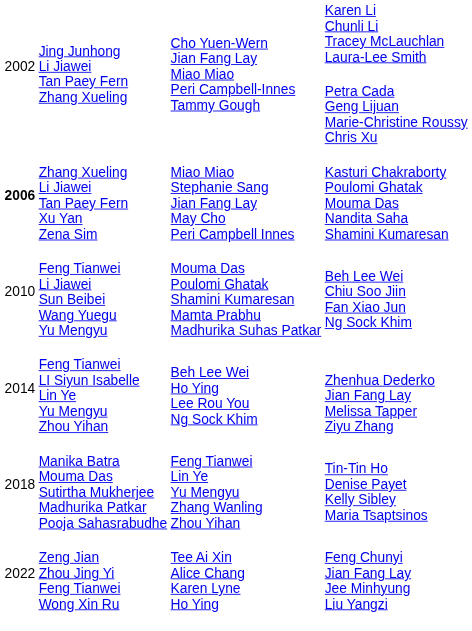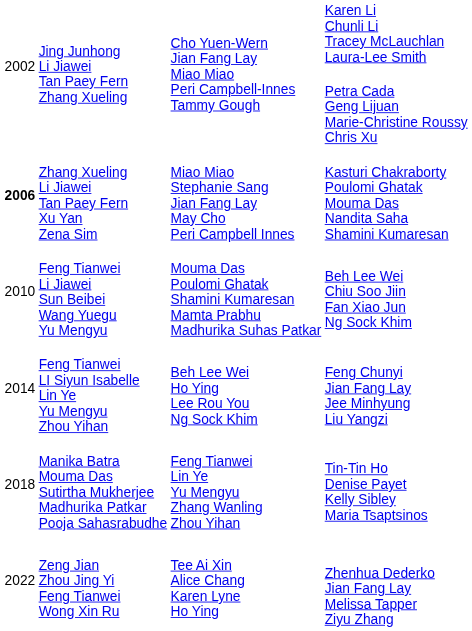(380, 403) Zhenhua Dederko Jian Fang Lay Melissa Tapper Ziyu Zhang -> (368, 396) Feng Chunyi Jian Fang Lay Jee Minhyung Liu Yangzi
(368, 581) Feng Chunyi Jian Fang Lay Jee Minhyung Liu Yangzi -> (380, 596) Zhenhua Dederko Jian Fang Lay Melissa Tapper Ziyu Zhang
